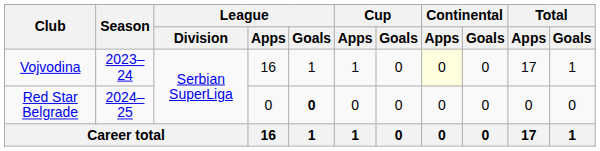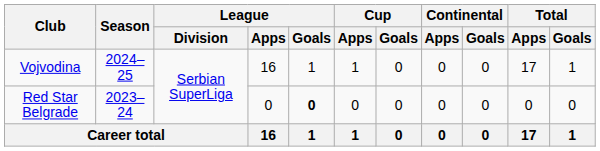(125, 68) 2023–24 -> (125, 68) 2024–25
(442, 68) lightyellow background -> (442, 68) no background
(125, 105) 2024–25 -> (125, 105) 2023–24
